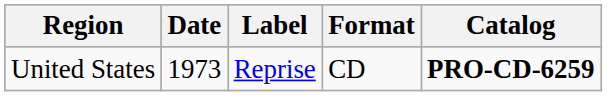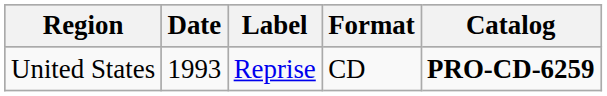(194, 68) 1973 -> (194, 68) 1993
